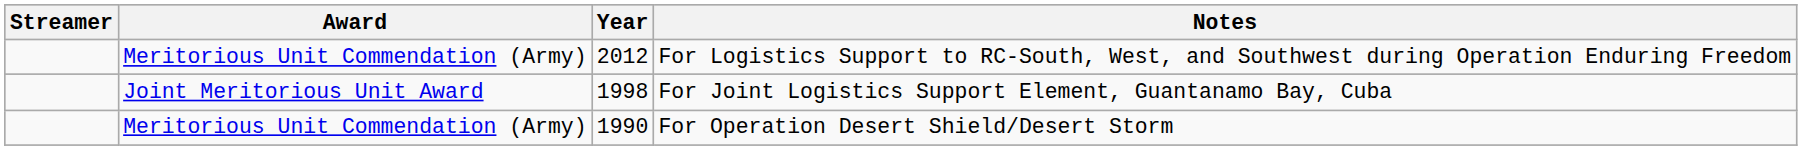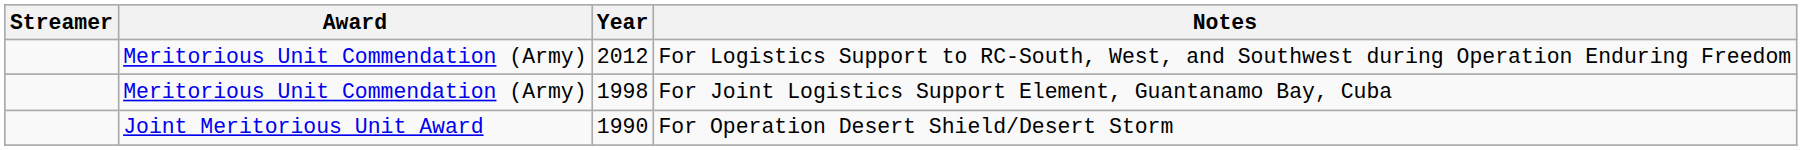(303, 92) Joint Meritorious Unit Award -> (355, 92) Meritorious Unit Commendation (Army)
(355, 127) Meritorious Unit Commendation (Army) -> (303, 127) Joint Meritorious Unit Award
